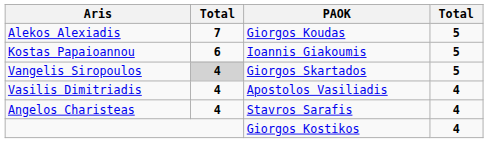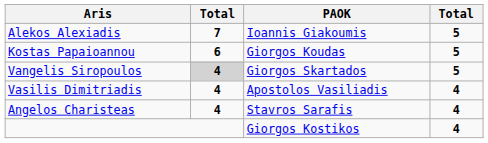(296, 33) Giorgos Koudas -> (307, 33) Ioannis Giakoumis
(307, 52) Ioannis Giakoumis -> (296, 52) Giorgos Koudas
